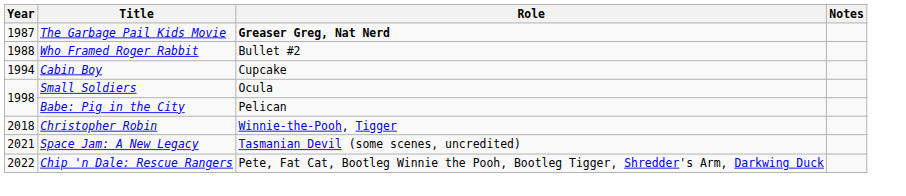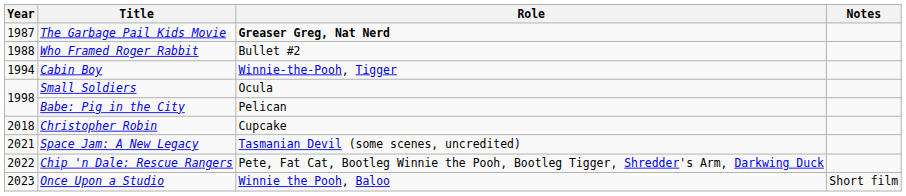(263, 70) Cupcake -> (318, 70) Winnie-the-Pooh, Tigger
(318, 126) Winnie-the-Pooh, Tigger -> (263, 126) Cupcake
+ row: (102, 182)
